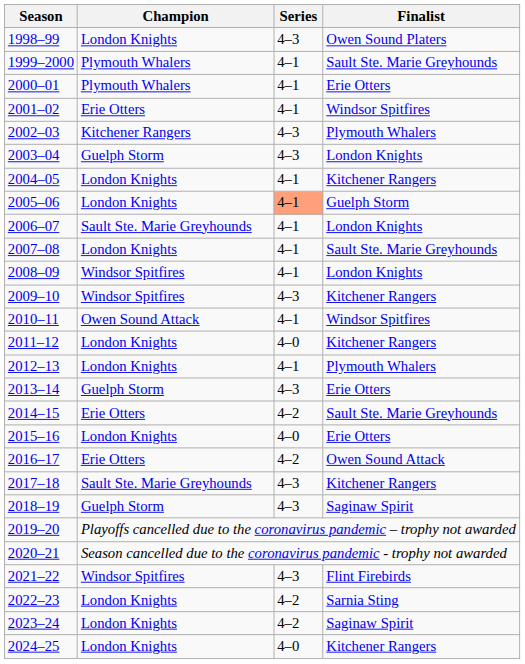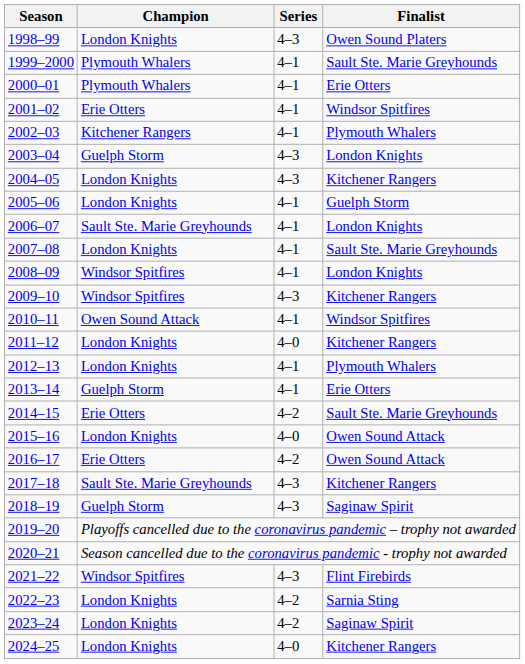(288, 132) 4–3 -> (288, 132) 4–1
(288, 179) 4–1 -> (288, 179) 4–3
(288, 202) lightsalmon background -> (288, 202) no background
(288, 389) 4–3 -> (288, 389) 4–1
(358, 436) Erie Otters -> (386, 436) Owen Sound Attack
